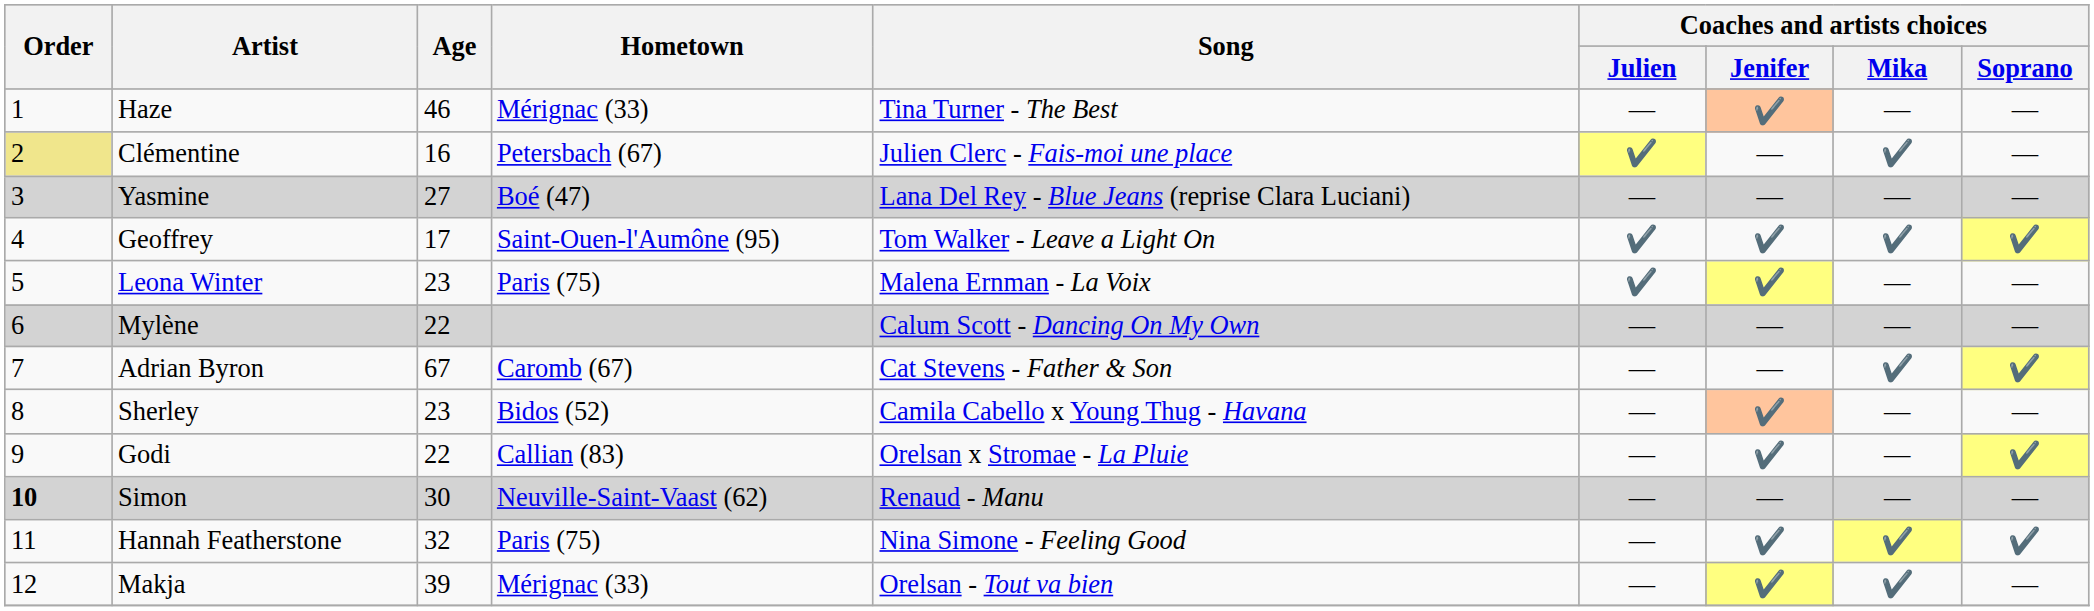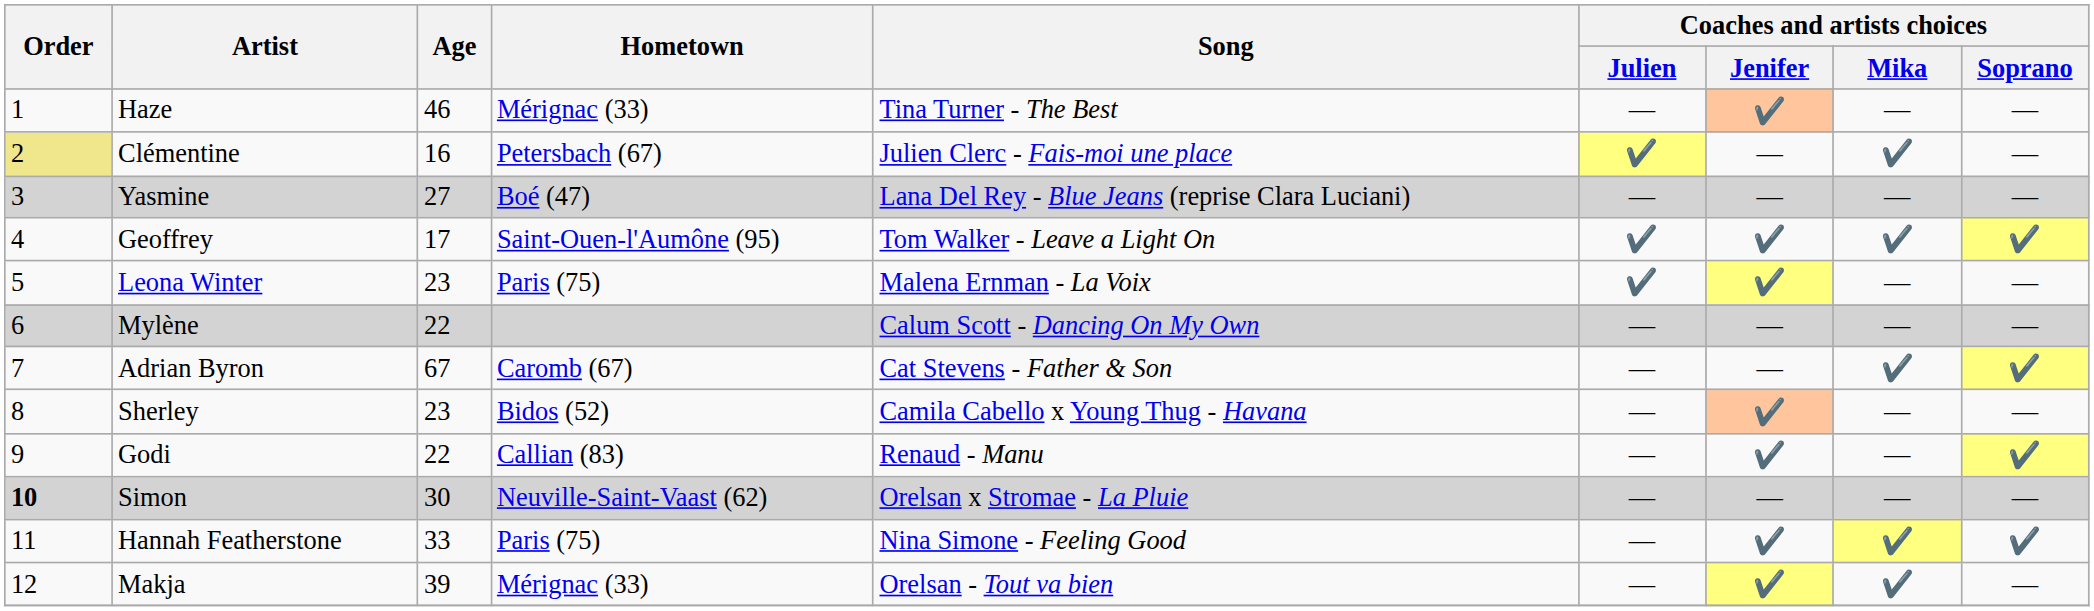(1034, 454) Orelsan x Stromae - La Pluie -> (962, 454) Renaud - Manu
(962, 497) Renaud - Manu -> (1034, 497) Orelsan x Stromae - La Pluie
(437, 540) 32 -> (437, 540) 33
